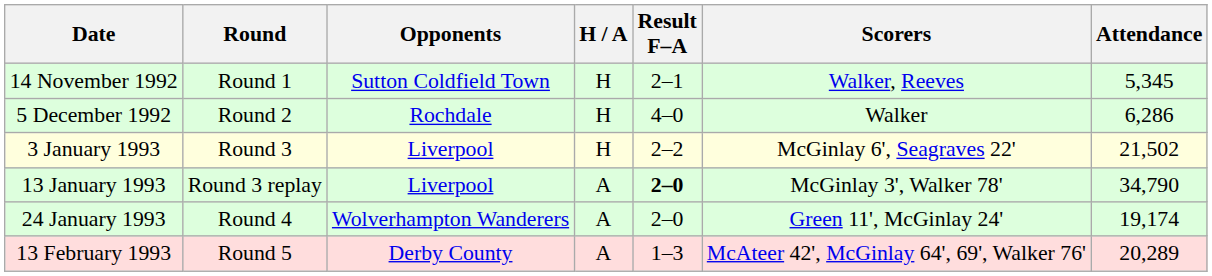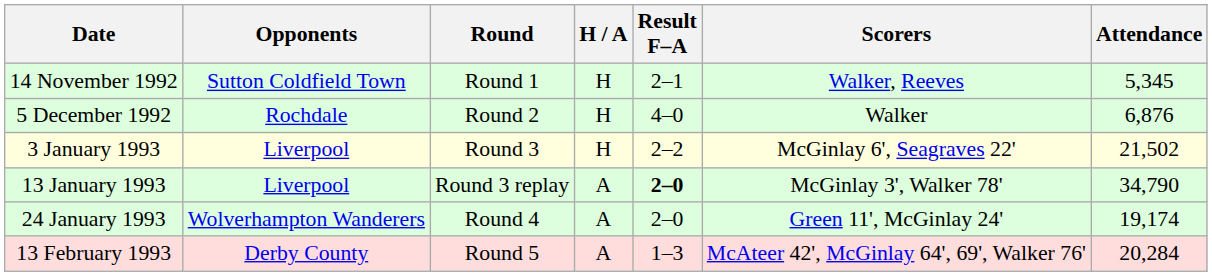columns swapped: (255, 33) <-> (451, 33)
(1149, 115) 6,286 -> (1149, 115) 6,876
(1149, 253) 20,289 -> (1149, 253) 20,284
